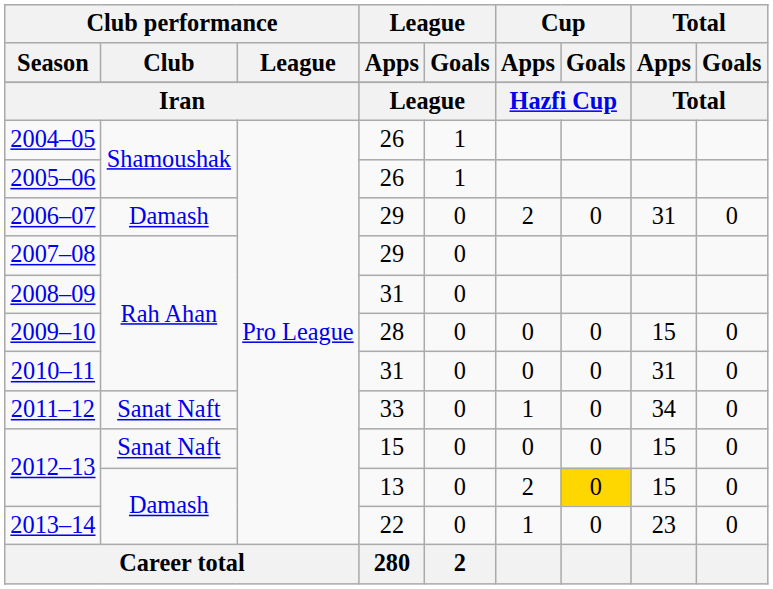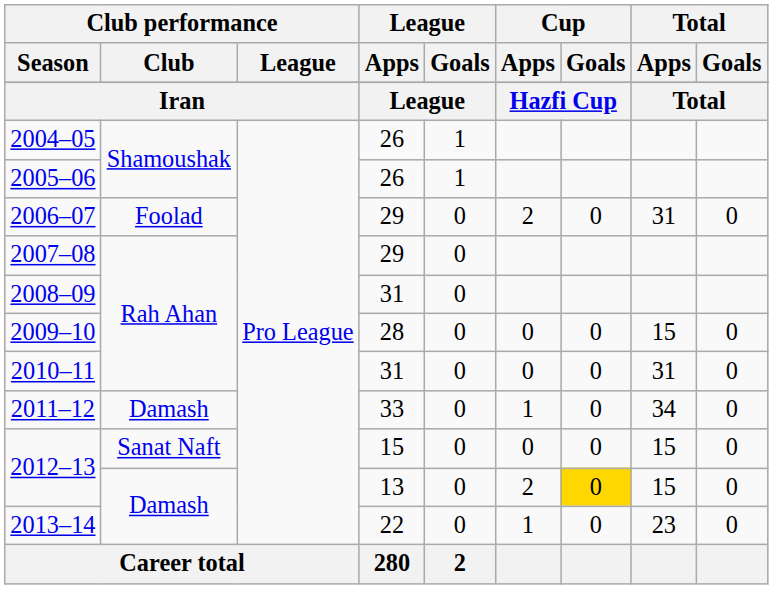(169, 216) Damash -> (169, 216) Foolad
(169, 409) Sanat Naft -> (169, 409) Damash
